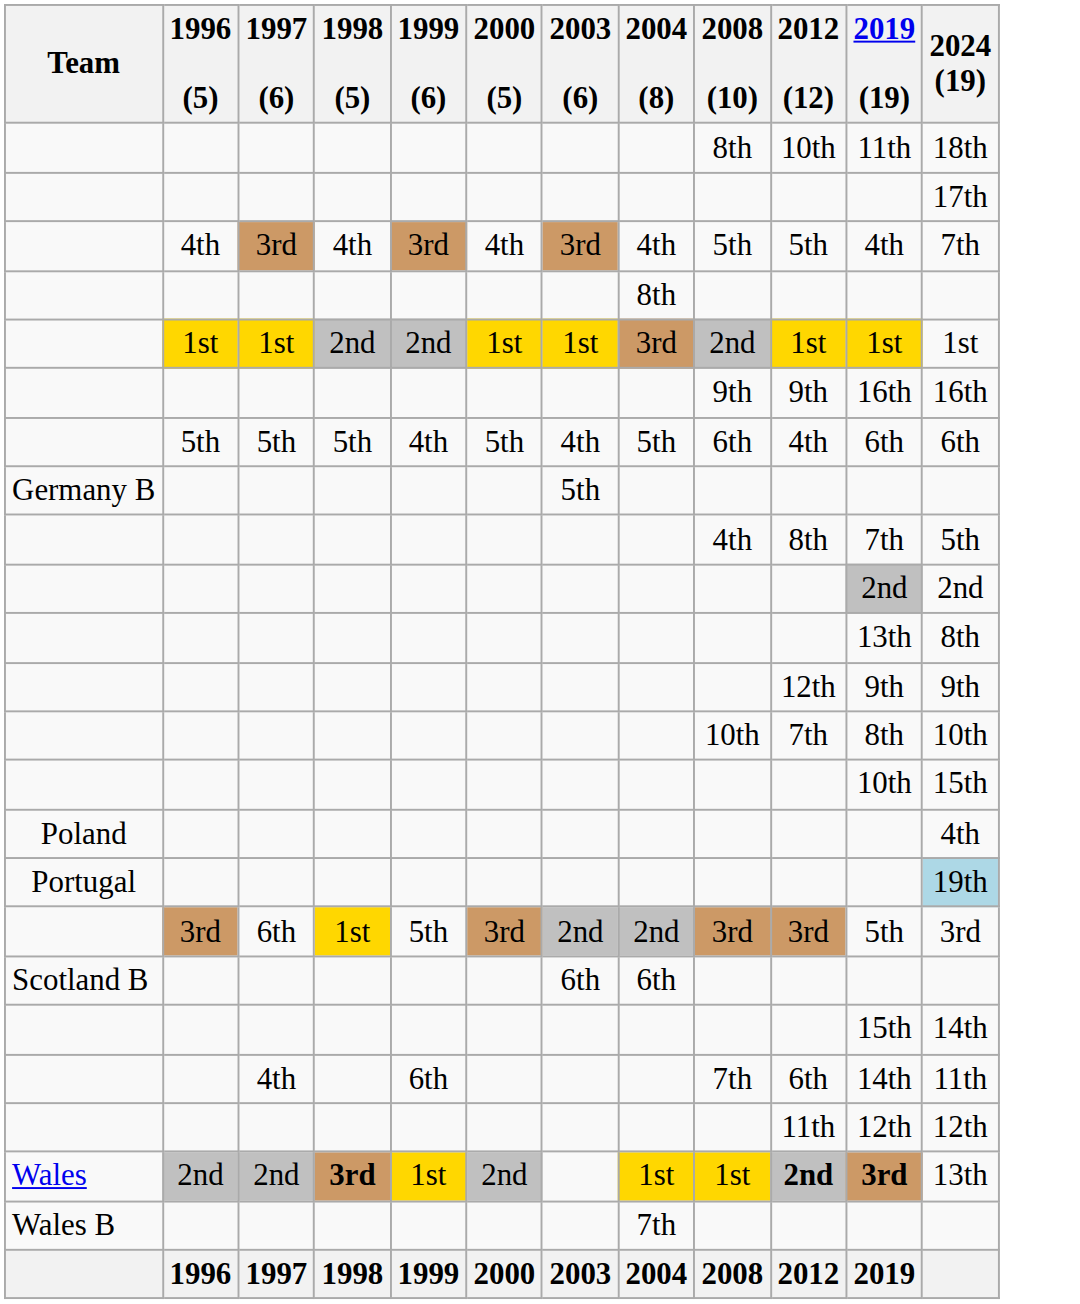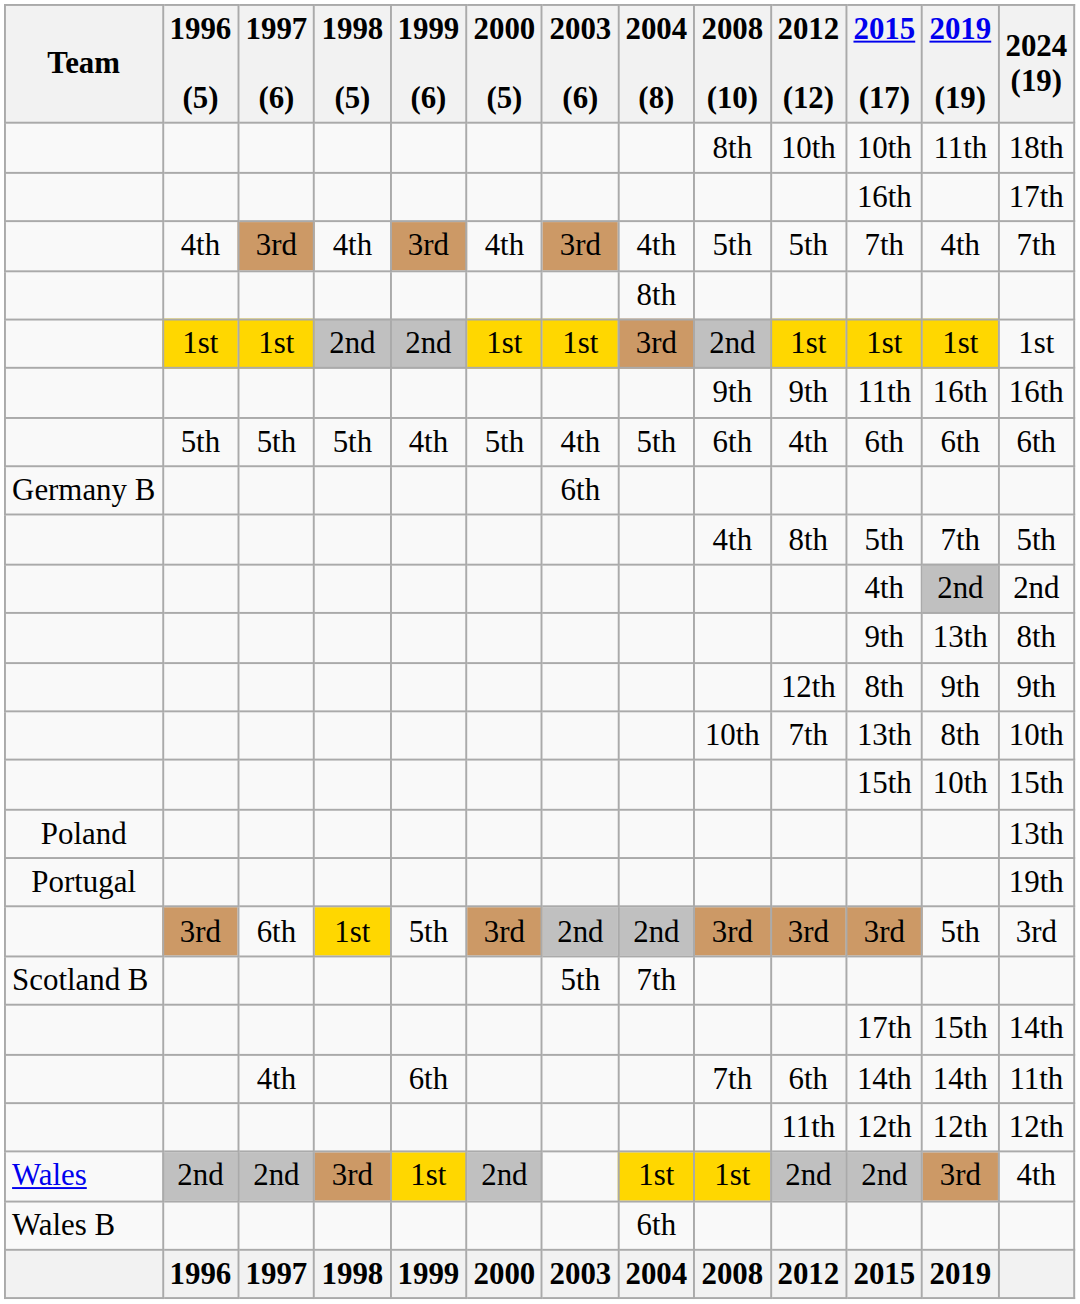+ column: (884, 63)
(580, 490) 5th -> (580, 490) 6th
(960, 833) 4th -> (1036, 833) 13th
(960, 882) lightblue background -> (1036, 882) no background
(580, 979) 6th -> (580, 979) 5th
(656, 979) 6th -> (656, 979) 7th
(352, 1175) bold -> (352, 1175) normal
(808, 1175) bold -> (808, 1175) normal
(884, 1175) bold -> (960, 1175) normal
(960, 1175) 13th -> (1036, 1175) 4th
(656, 1224) 7th -> (656, 1224) 6th
